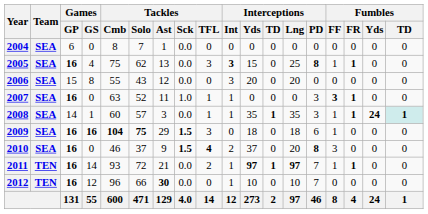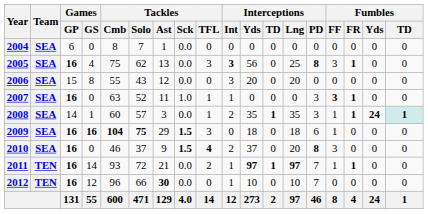(252, 64) 15 -> (252, 64) 56
(335, 64) 1 -> (335, 64) 3
(231, 115) 1 -> (231, 115) 2
